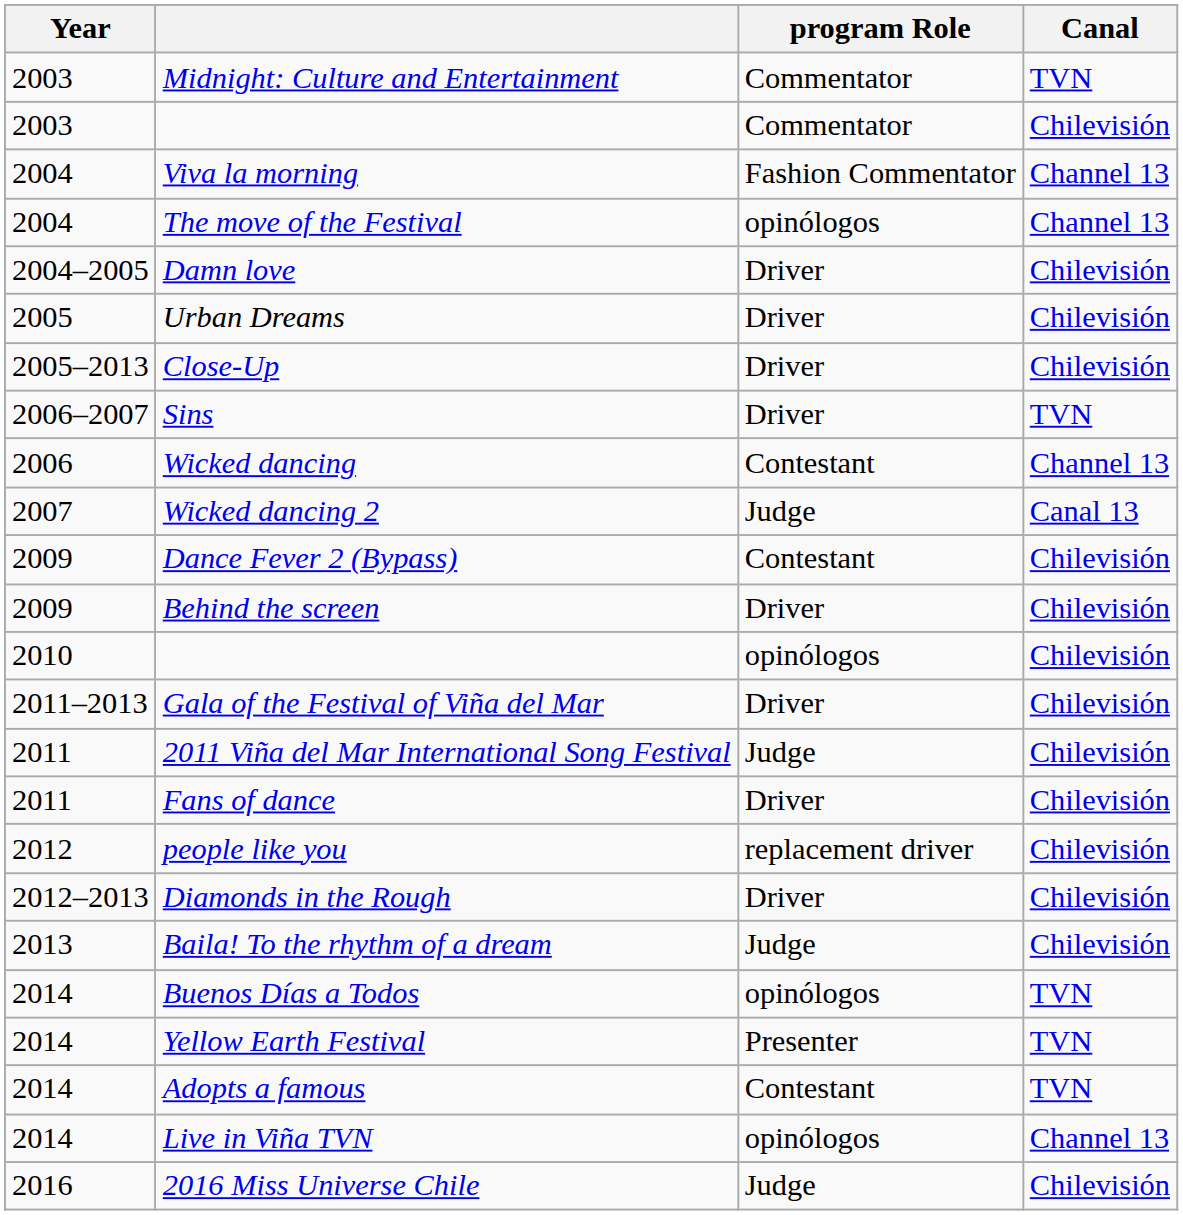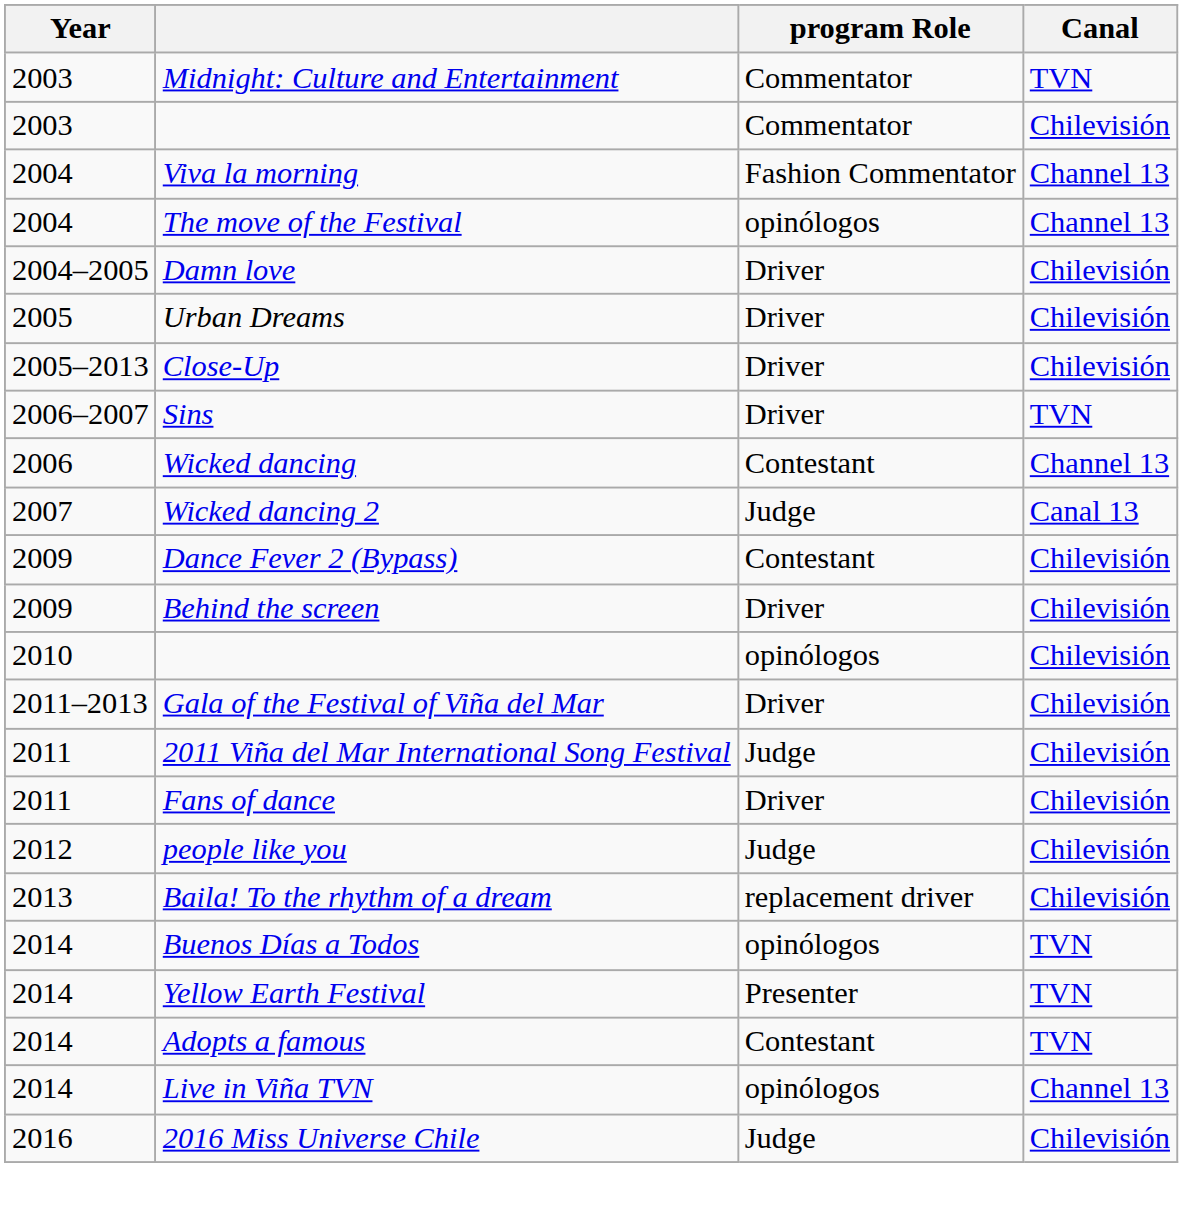(859, 848) replacement driver -> (780, 848) Judge
- row: (80, 896)
(780, 944) Judge -> (859, 896) replacement driver
